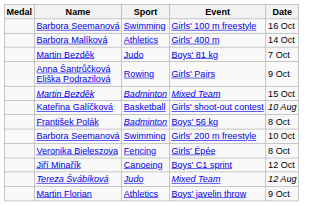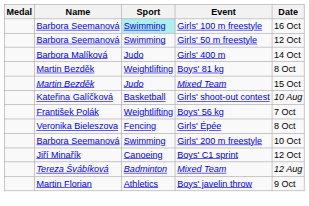(145, 26) no background -> (145, 26) paleturquoise background
+ row: (78, 41)
(141, 41) Athletics -> (134, 55) Judo
(134, 55) Judo -> (148, 69) Weightlifting
(279, 55) 7 Oct -> (285, 69) 8 Oct
- row: (73, 74)
(145, 94) Badminton -> (134, 84) Judo
(145, 122) Badminton -> (148, 112) Weightlifting
(279, 122) 8 Oct -> (285, 112) 7 Oct
rows swapped: (77, 151) <-> (78, 137)
(134, 180) Judo -> (145, 170) Badminton
